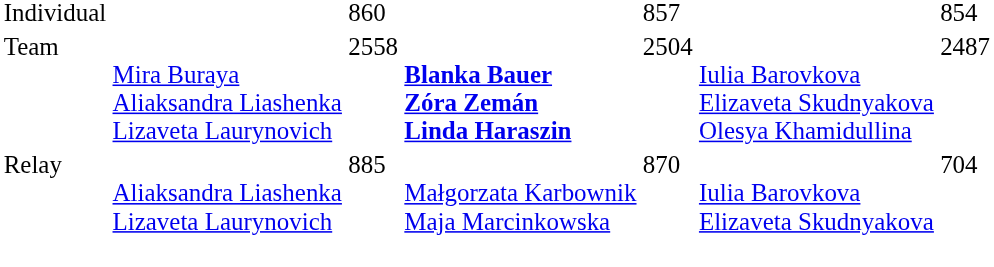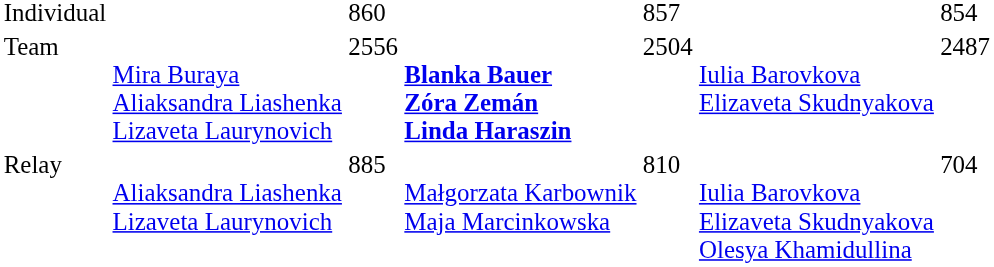(373, 46) 2558 -> (373, 46) 2556
(816, 102) Iulia Barovkova Elizaveta Skudnyakova Olesya Khamidullina -> (816, 88) Iulia Barovkova Elizaveta Skudnyakova
(661, 165) 870 -> (661, 165) 810
(816, 207) Iulia Barovkova Elizaveta Skudnyakova -> (816, 221) Iulia Barovkova Elizaveta Skudnyakova Olesya Khamidullina
